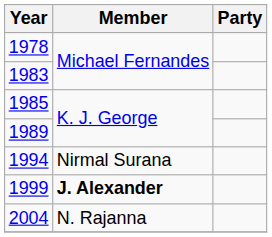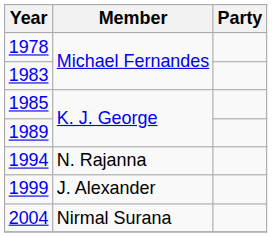(114, 160) Nirmal Surana -> (102, 160) N. Rajanna
(110, 189) bold -> (106, 189) normal
(102, 217) N. Rajanna -> (114, 217) Nirmal Surana
